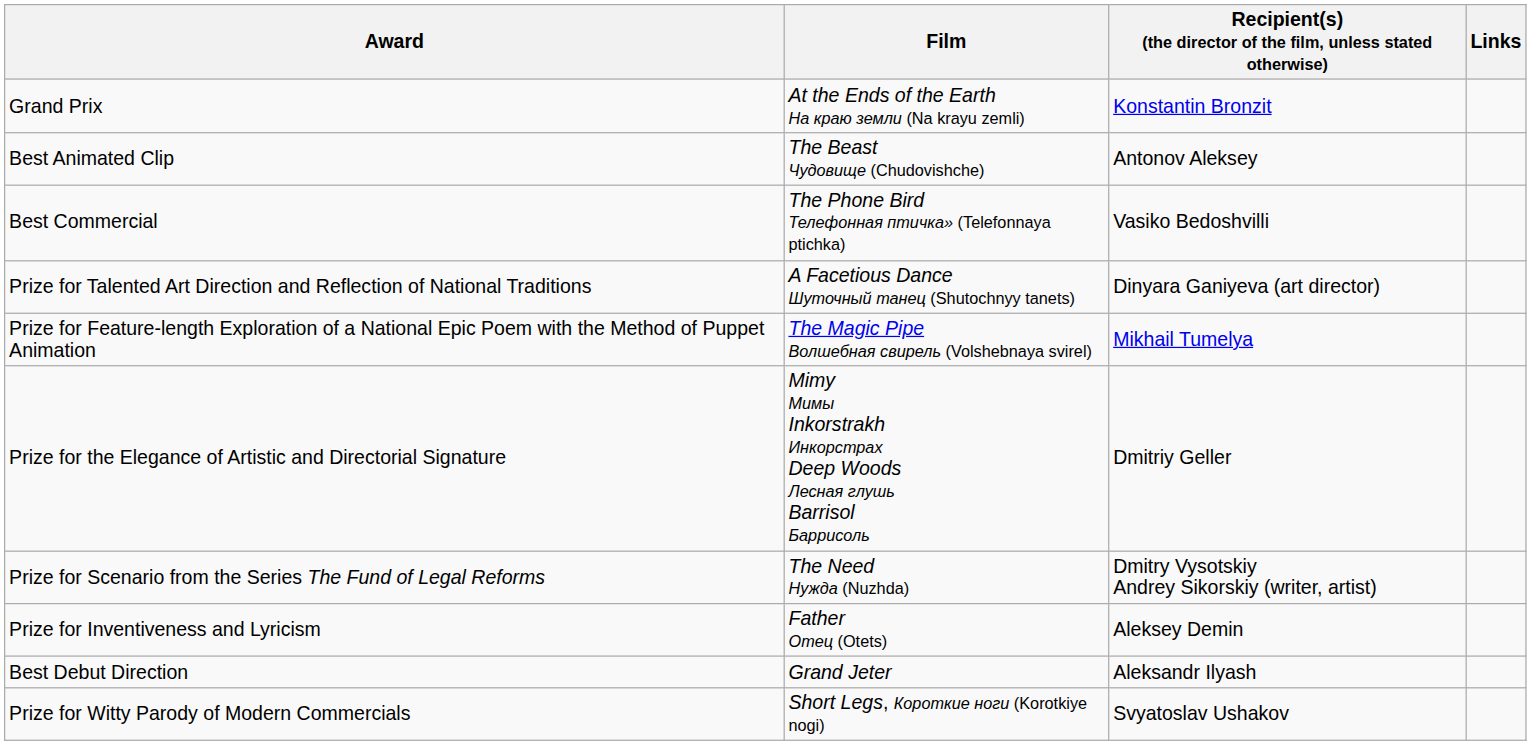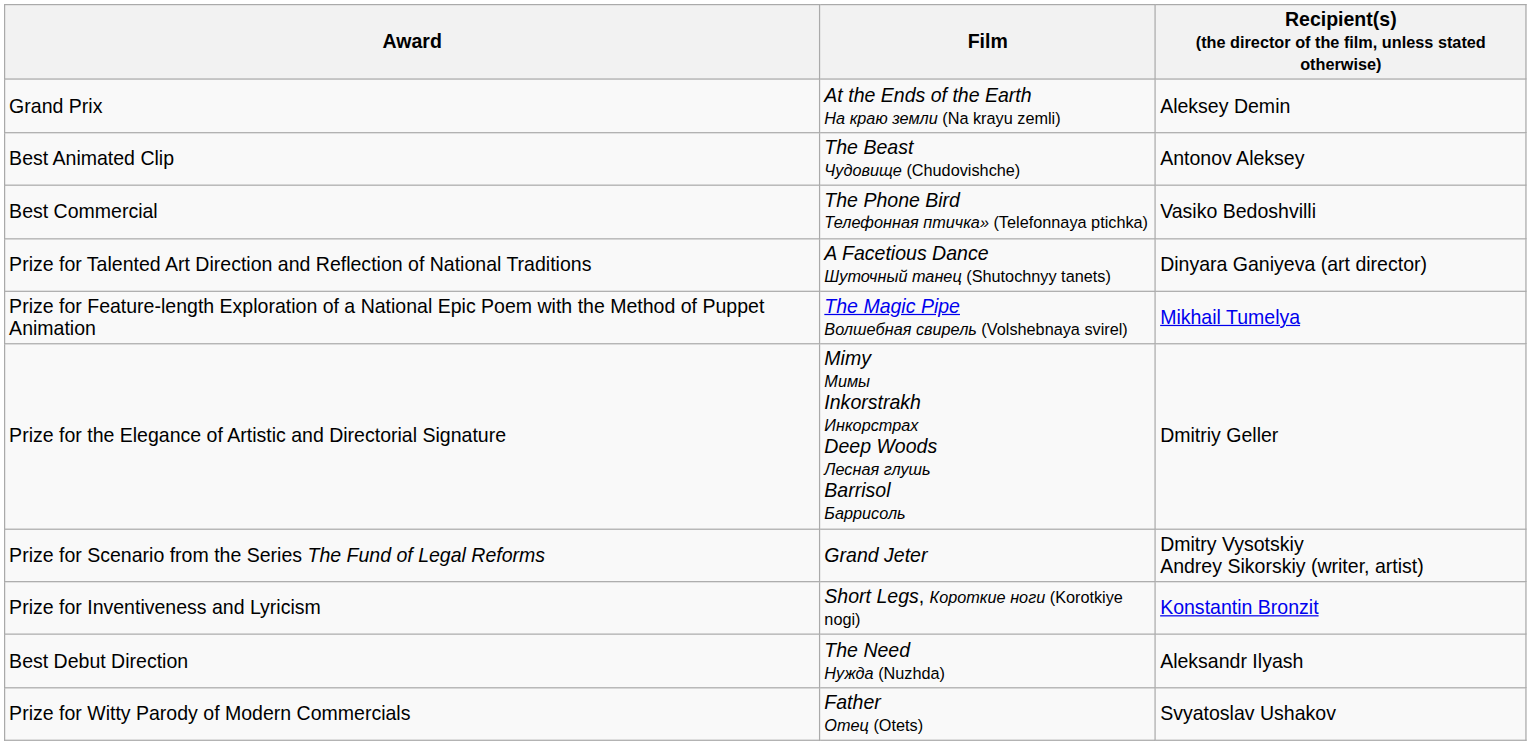- column: (1496, 41)
(1192, 105) Konstantin Bronzit -> (1225, 105) Aleksey Demin
(849, 577) The Need Нужда (Nuzhda) -> (876, 555) Grand Jeter
(838, 629) Father Отец (Otets) -> (974, 608) Short Legs, Короткие ноги (Korotkiye nogi)
(1178, 629) Aleksey Demin -> (1239, 608) Konstantin Bronzit
(840, 671) Grand Jeter -> (885, 660) The Need Нужда (Nuzhda)
(938, 713) Short Legs, Короткие ноги (Korotkiye nogi) -> (874, 713) Father Отец (Otets)
